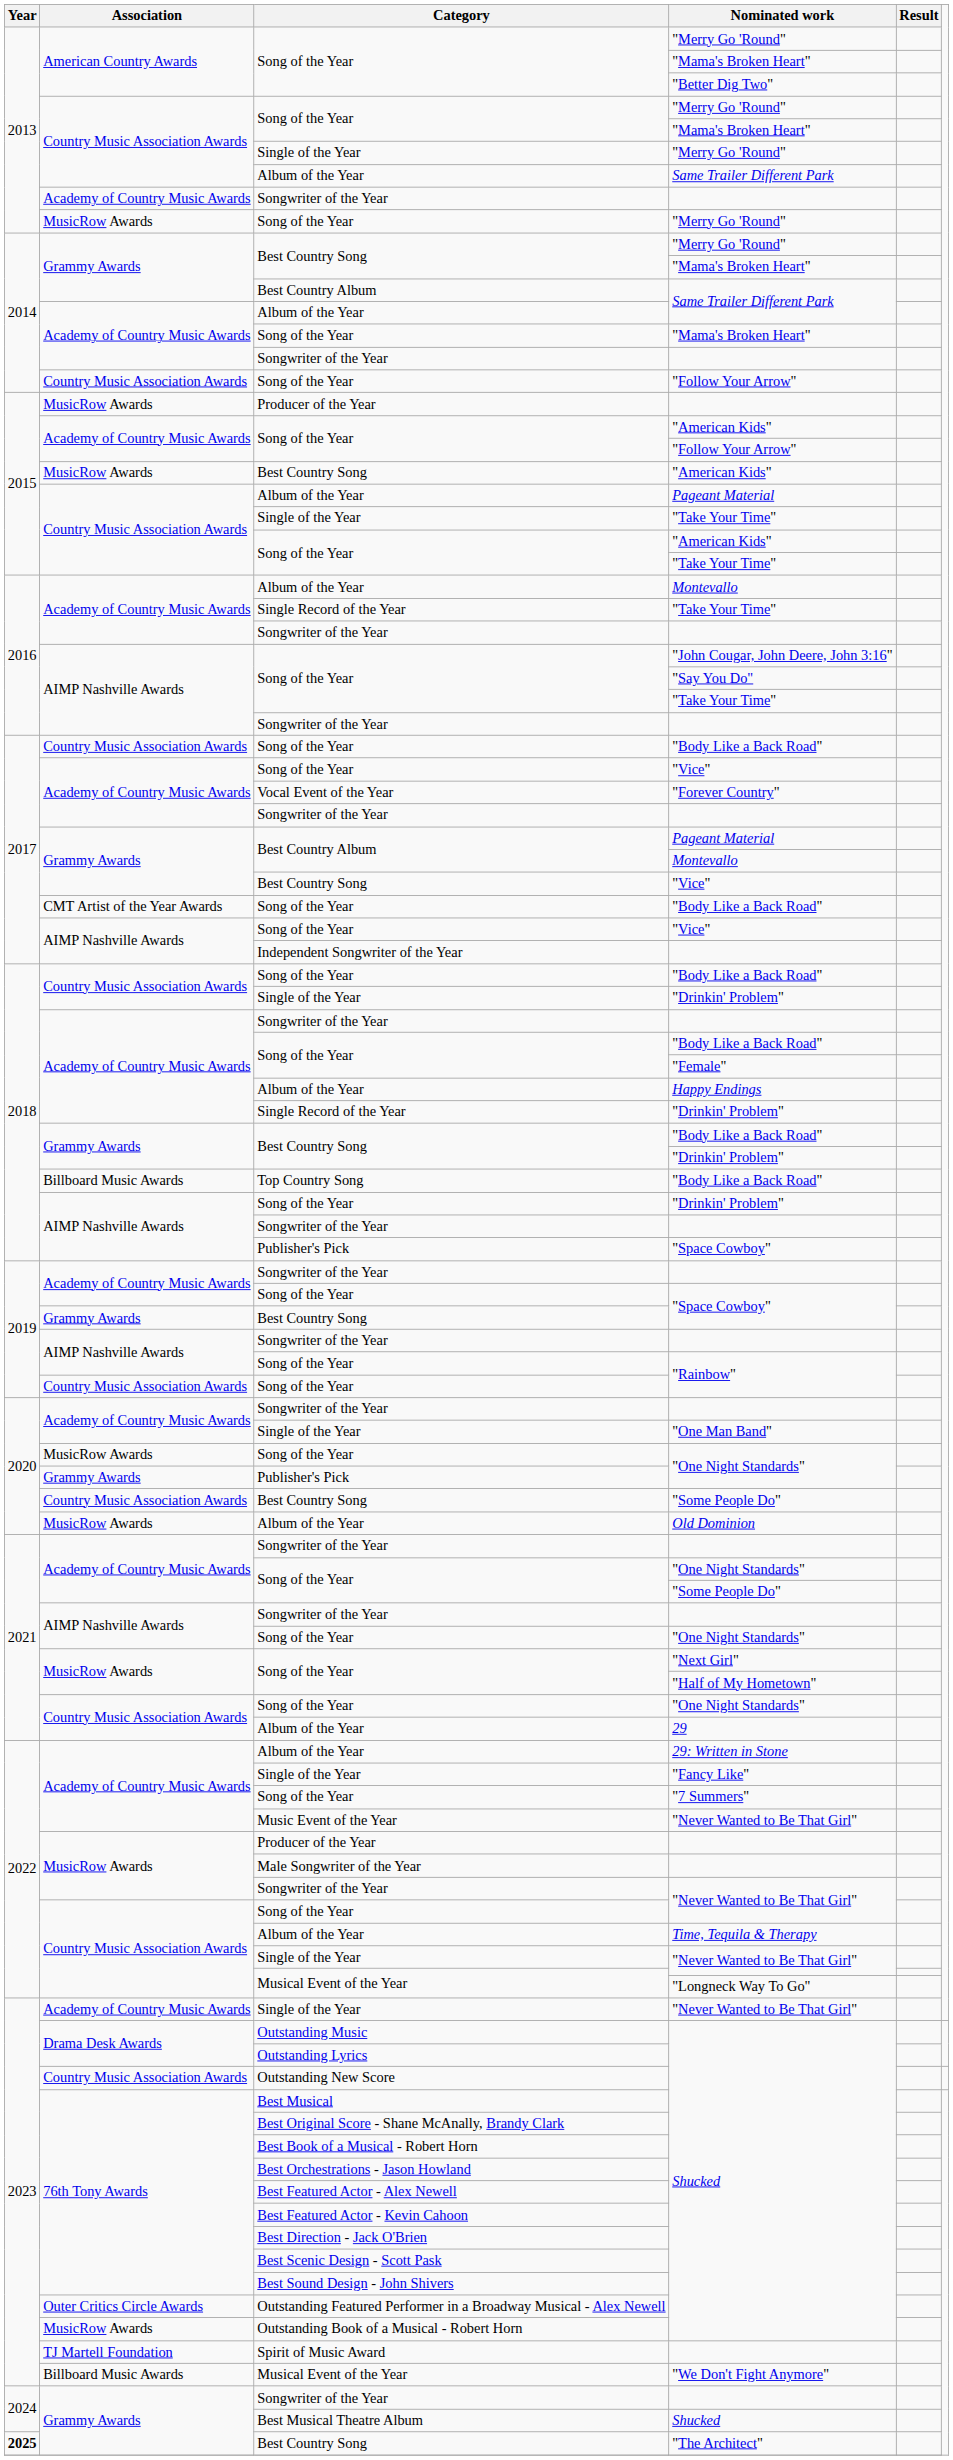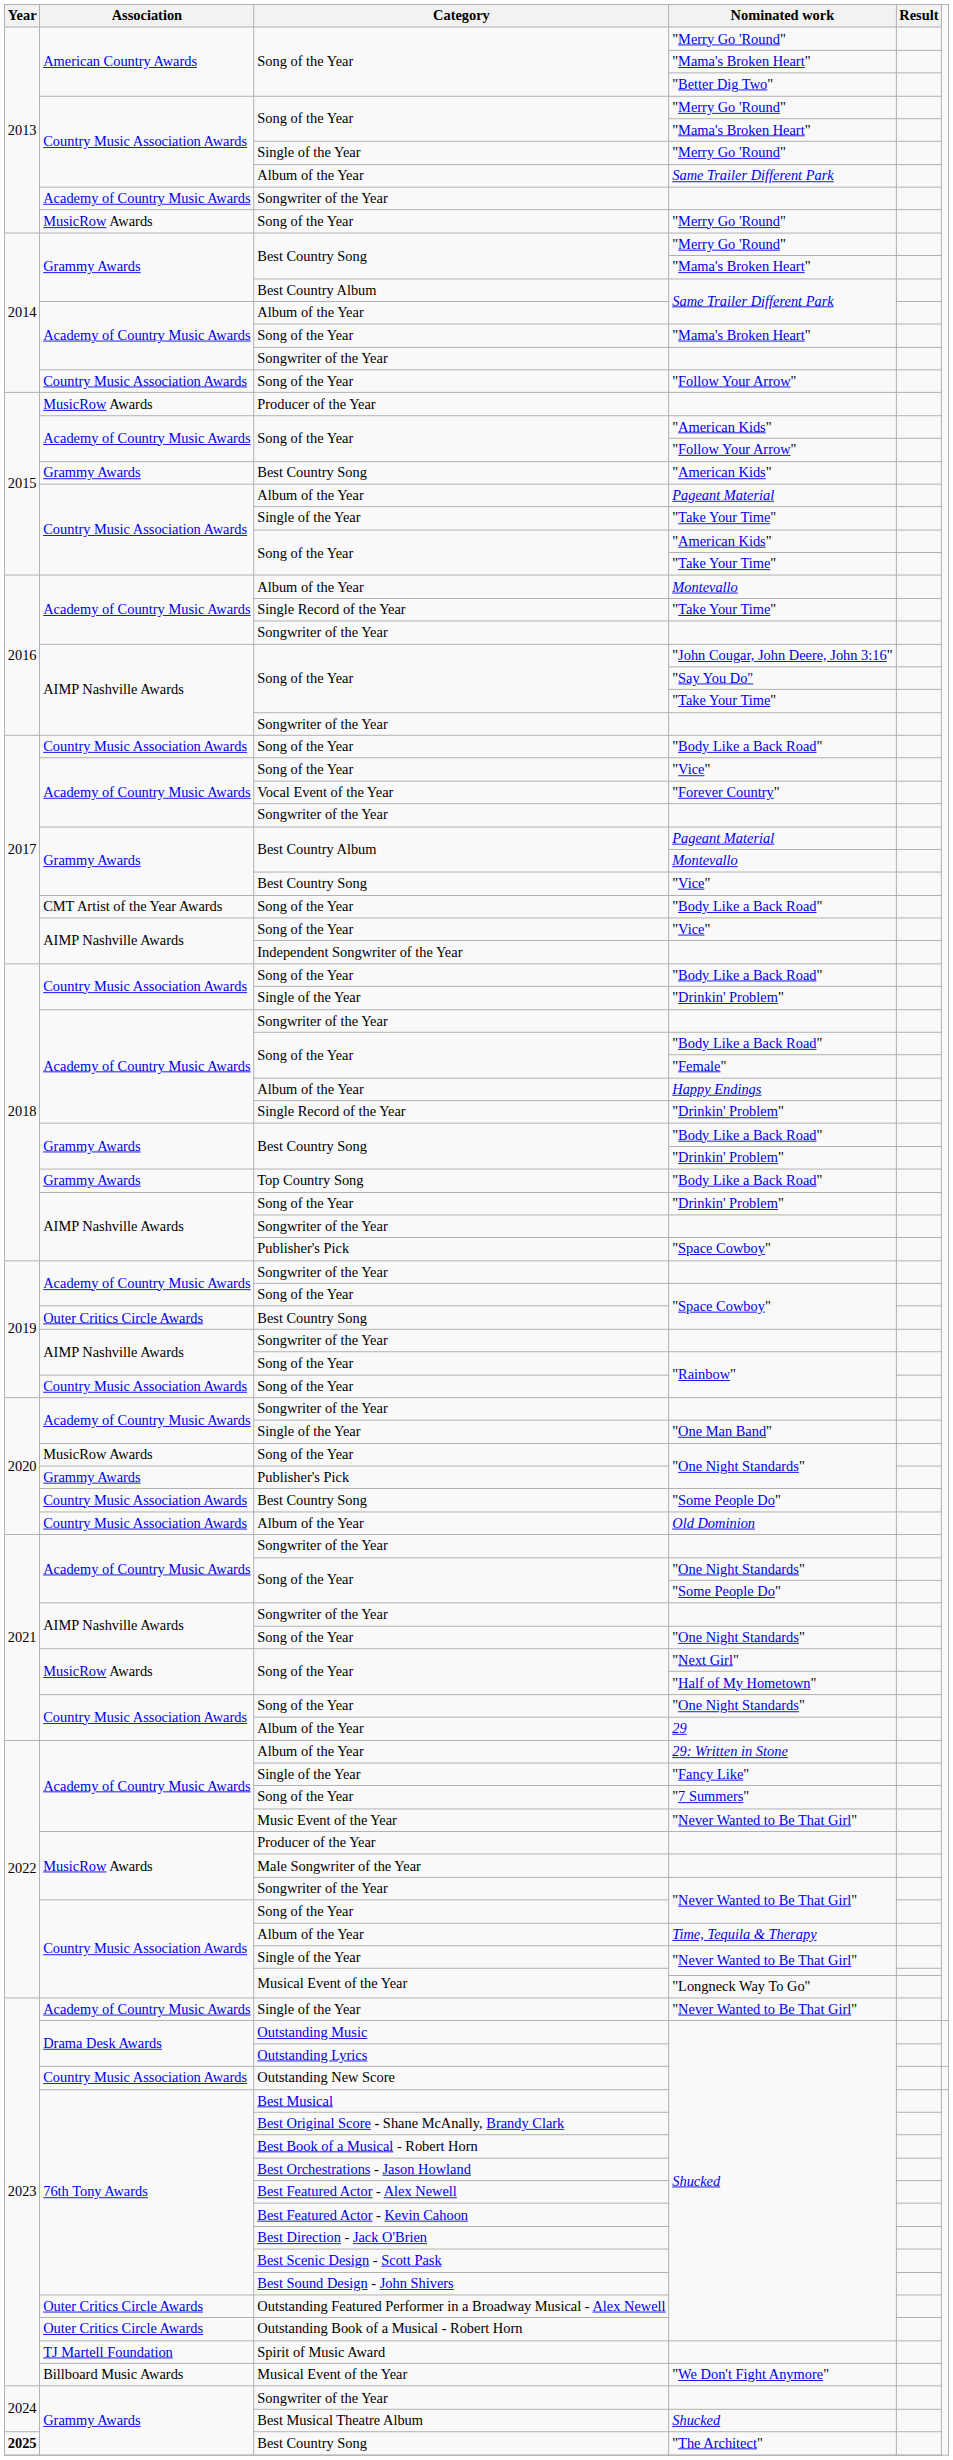(98, 472) MusicRow Awards -> (92, 472) Grammy Awards
(113, 1180) Billboard Music Awards -> (92, 1180) Grammy Awards
(92, 1317) Grammy Awards -> (123, 1317) Outer Critics Circle Awards
(98, 1523) MusicRow Awards -> (145, 1523) Country Music Association Awards
(98, 2329) MusicRow Awards -> (123, 2329) Outer Critics Circle Awards
